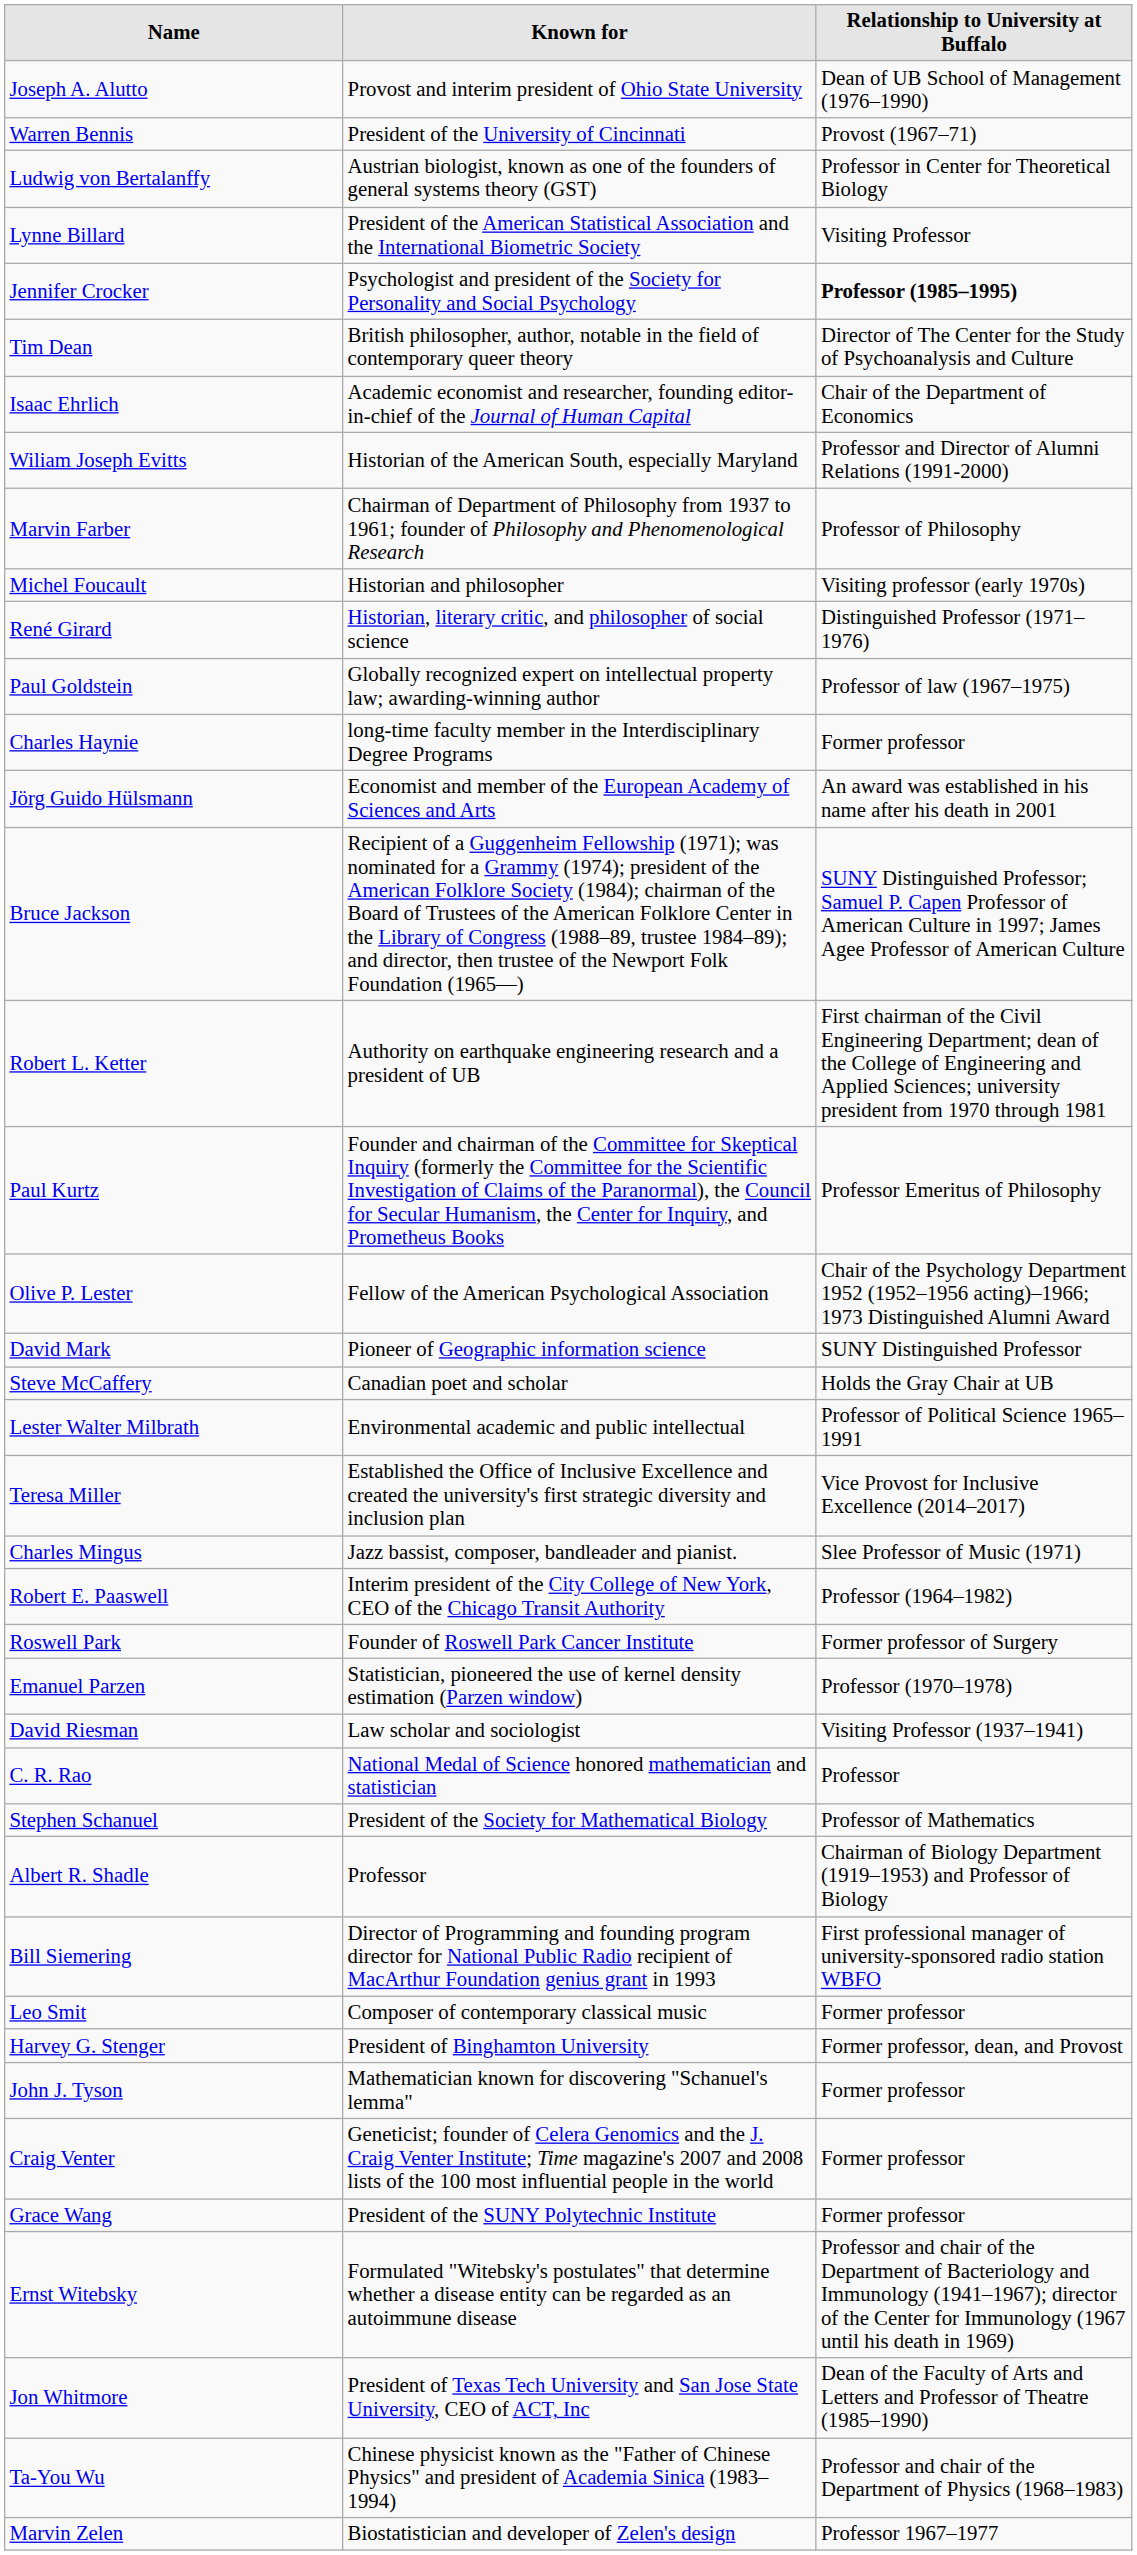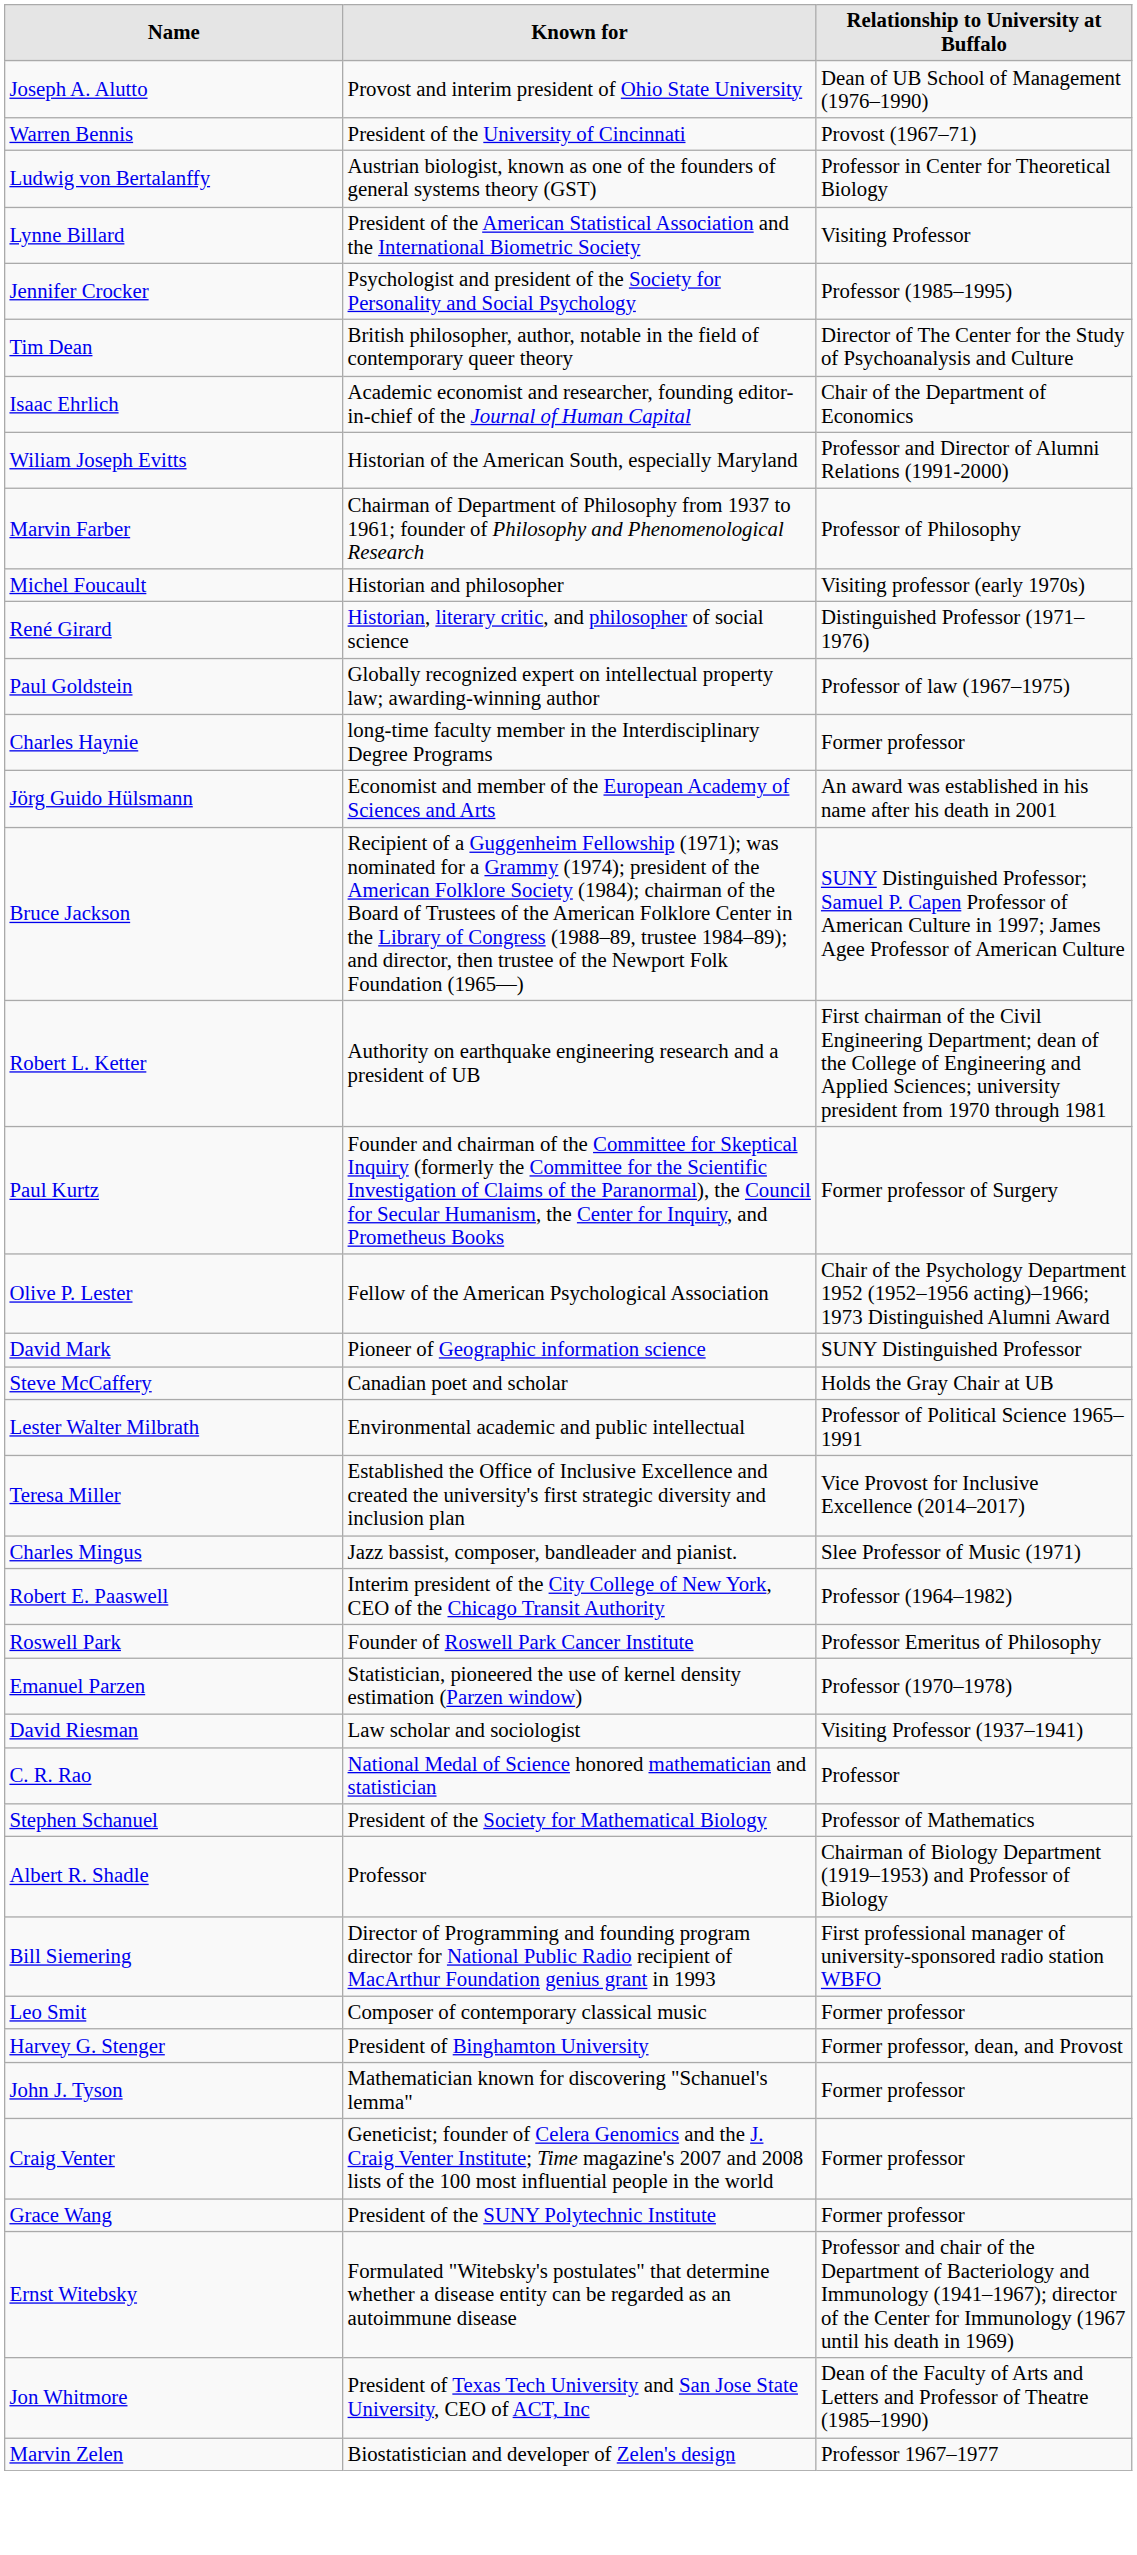(919, 291) bold -> (917, 291) normal
(961, 1190) Professor Emeritus of Philosophy -> (939, 1190) Former professor of Surgery
(939, 1641) Former professor of Surgery -> (961, 1641) Professor Emeritus of Philosophy
- row: (57, 2477)
